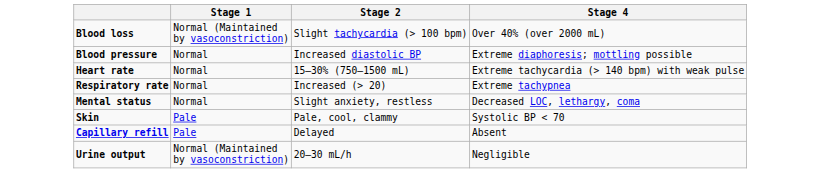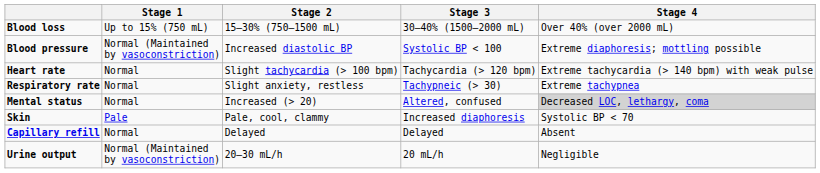+ column: (470, 12)
(231, 33) Normal (Maintained by vasoconstriction) -> (156, 28) Up to 15% (750 mL)
(381, 33) Slight tachycardia (> 100 bpm) -> (283, 28) 15–30% (750–1500 mL)
(191, 55) Normal -> (162, 49) Normal (Maintained by vasoconstriction)
(352, 70) 15–30% (750–1500 mL) -> (312, 70) Slight tachycardia (> 100 bpm)
(340, 86) Increased (> 20) -> (294, 86) Slight anxiety, restless
(363, 102) Slight anxiety, restless -> (271, 102) Increased (> 20)
(556, 102) no background -> (625, 102) lightgrey background
(185, 133) Pale -> (122, 133) Normal
